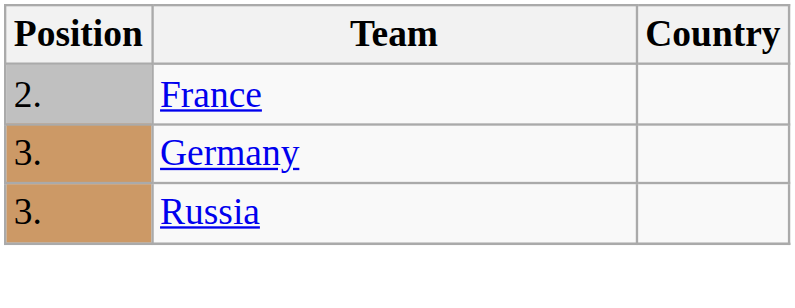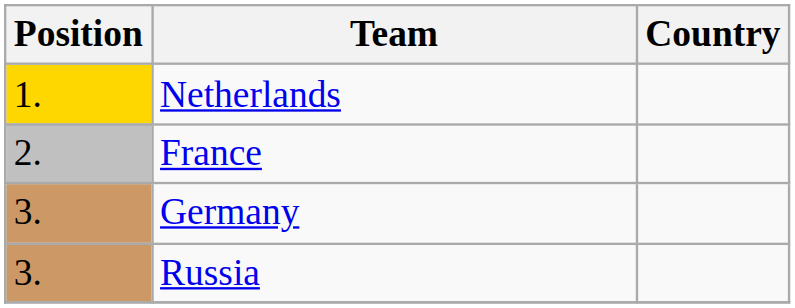+ row: (251, 93)
